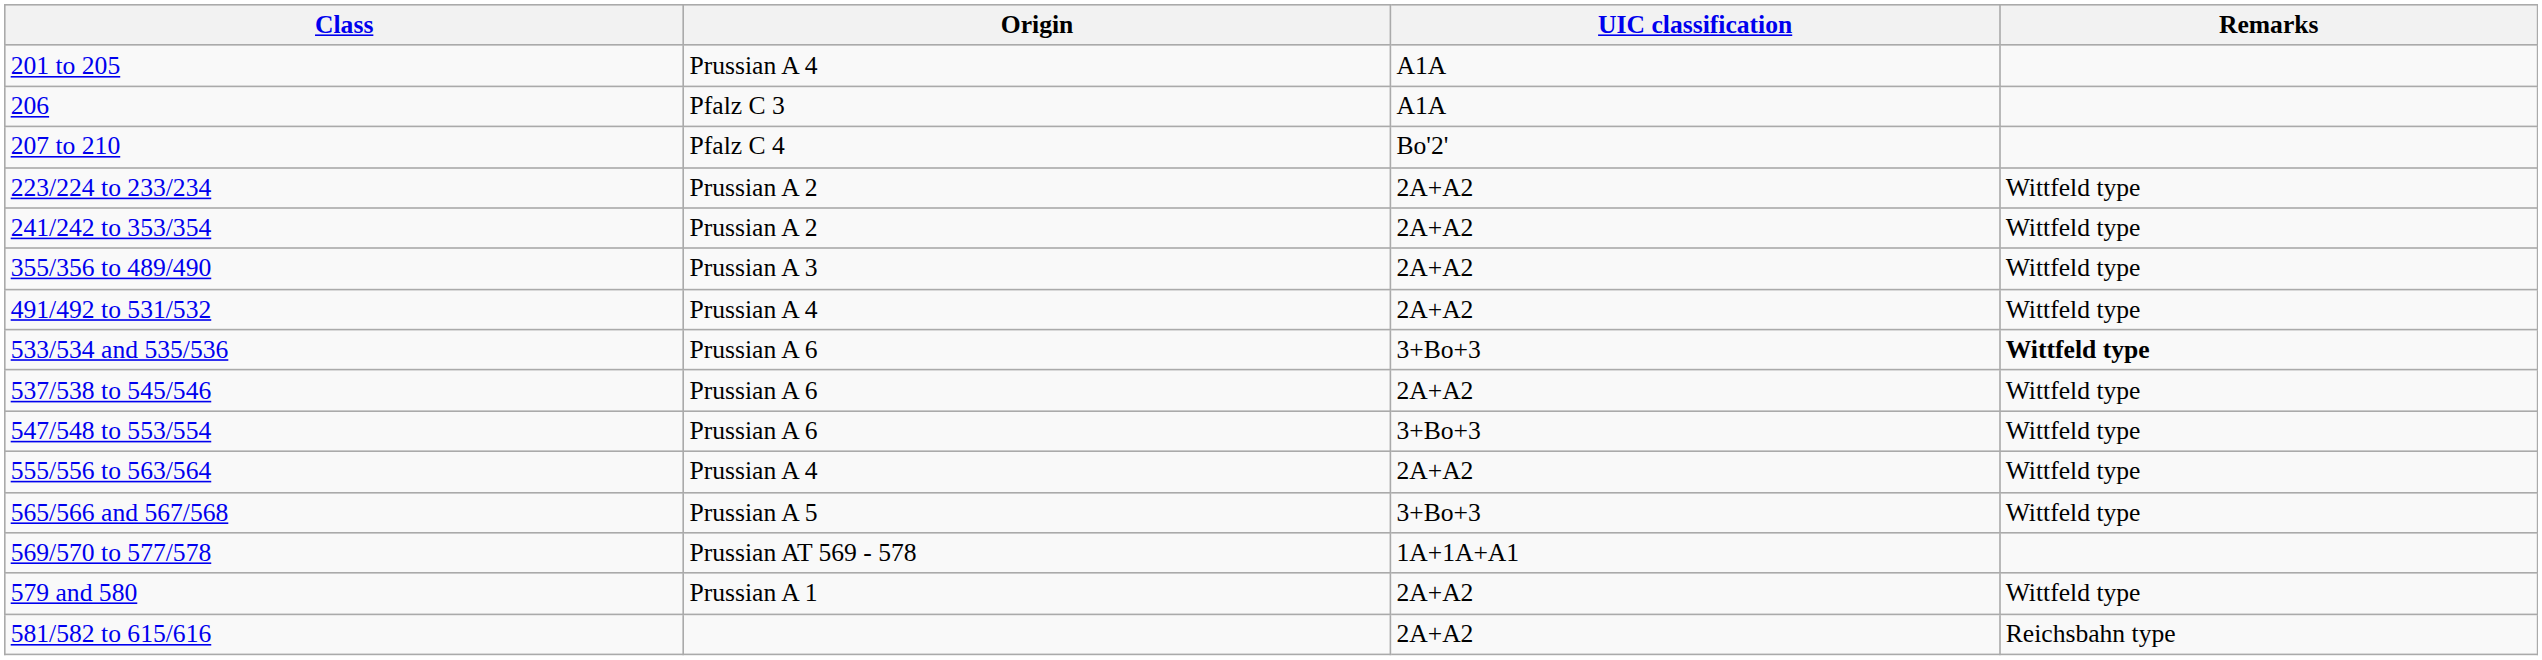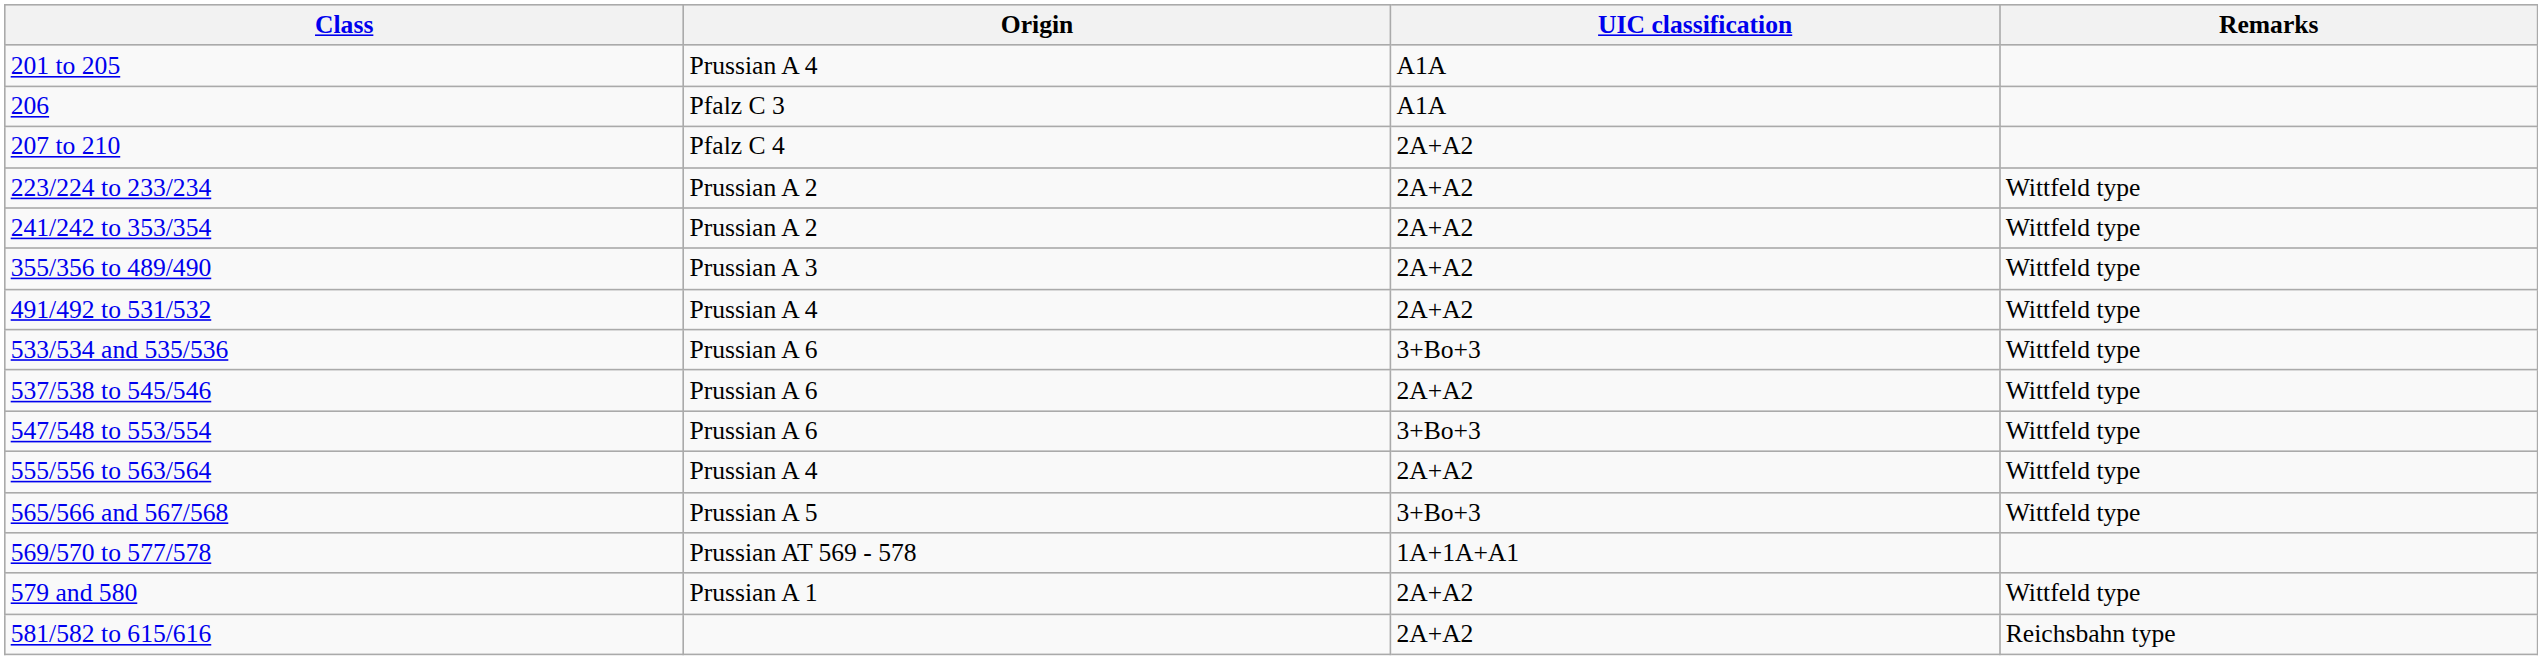(1422, 146) Bo'2' -> (1435, 146) 2A+A2
(2078, 349) bold -> (2073, 349) normal
